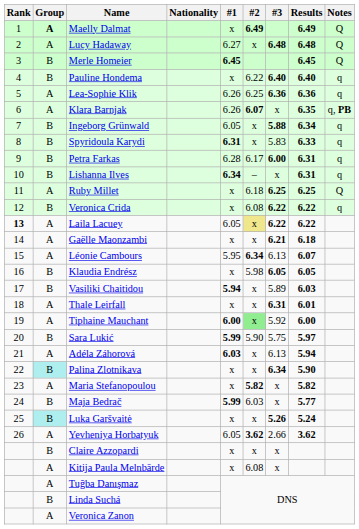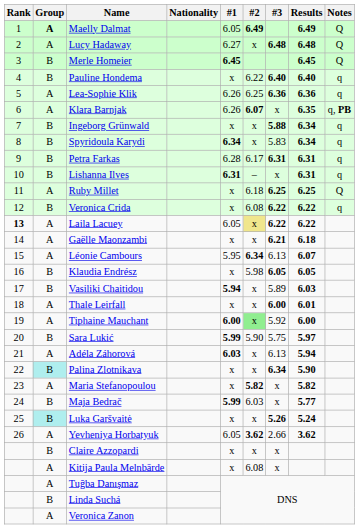(232, 28) x -> (232, 28) 6.05
(232, 126) 6.05 -> (232, 126) x
(232, 142) 6.31 -> (232, 142) 6.34
(307, 142) 6.33 -> (307, 142) 6.34
(277, 158) 6.00 -> (277, 158) 6.31
(232, 175) 6.34 -> (232, 175) 6.31
(277, 304) 6.31 -> (277, 304) 6.00
